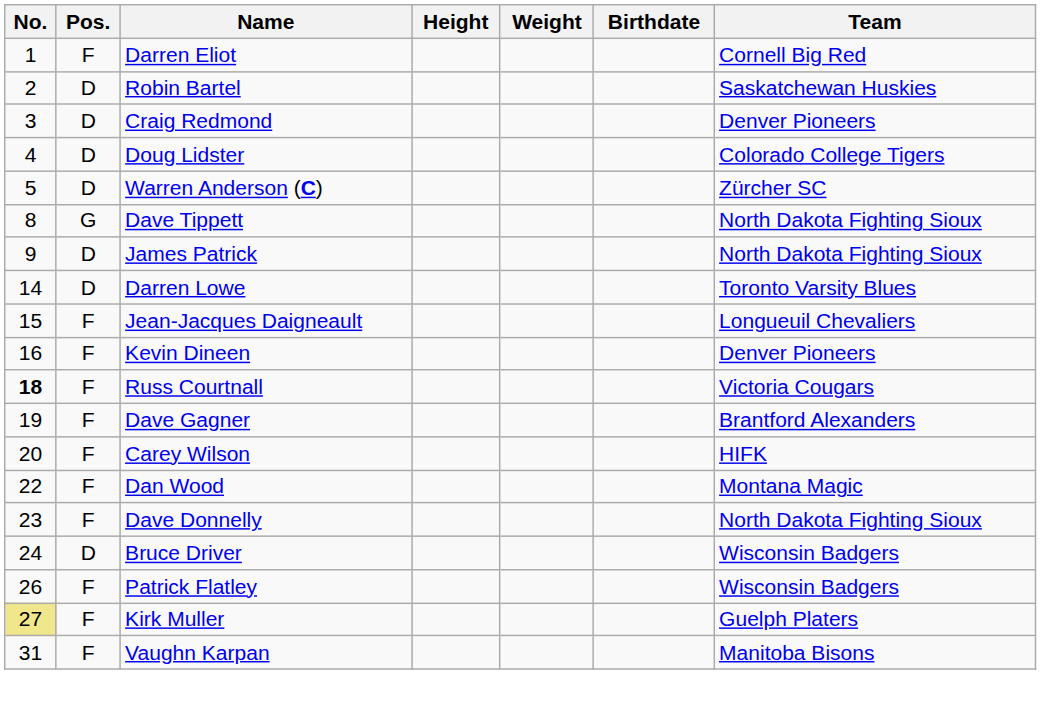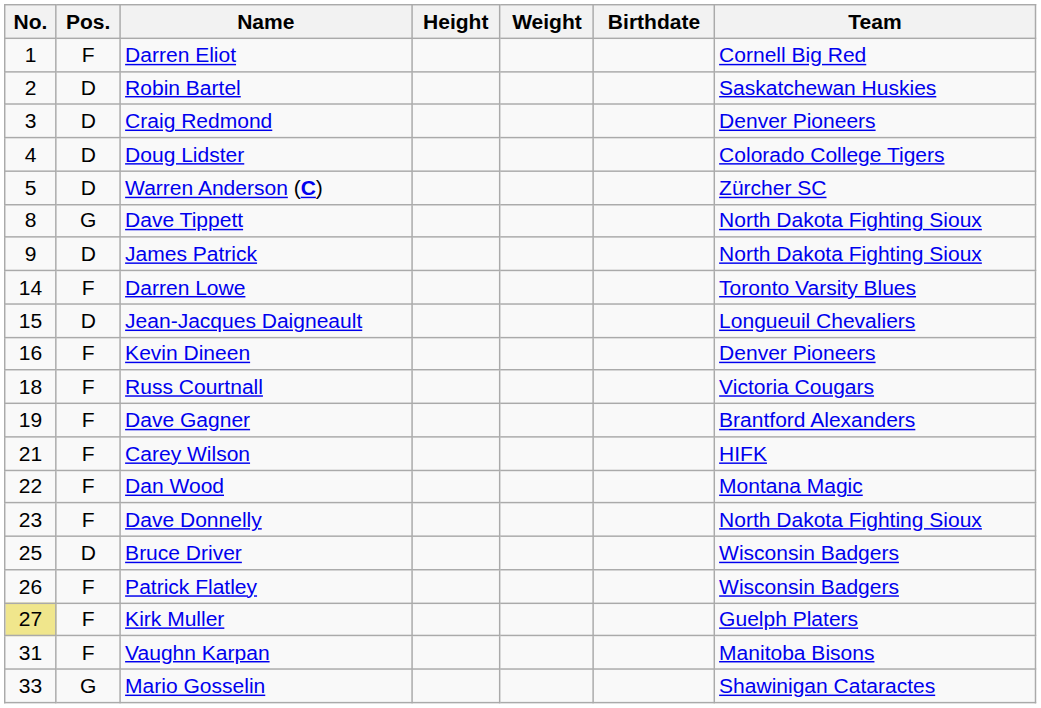(88, 287) D -> (88, 287) F
(88, 321) F -> (88, 321) D
(30, 387) bold -> (30, 387) normal
(30, 454) 20 -> (30, 454) 21
(30, 553) 24 -> (30, 553) 25
+ row: (195, 686)
